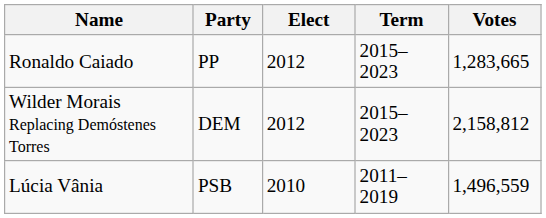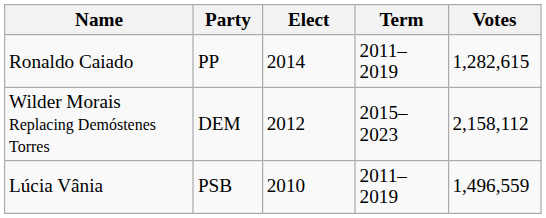(286, 60) 2012 -> (286, 60) 2014
(384, 60) 2015–2023 -> (383, 60) 2011–2019
(491, 60) 1,283,665 -> (491, 60) 1,282,615
(491, 123) 2,158,812 -> (490, 123) 2,158,112
